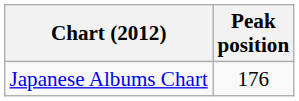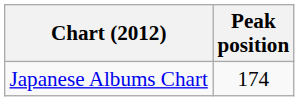(253, 78) 176 -> (253, 78) 174
